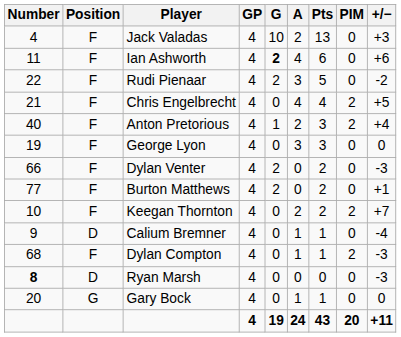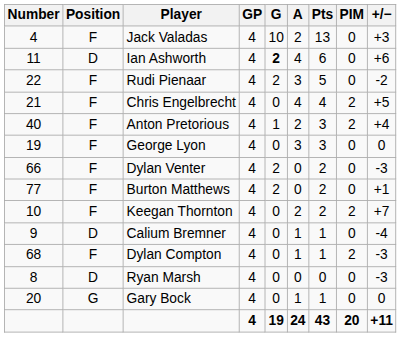(93, 59) F -> (93, 59) D
(34, 277) bold -> (34, 277) normal
